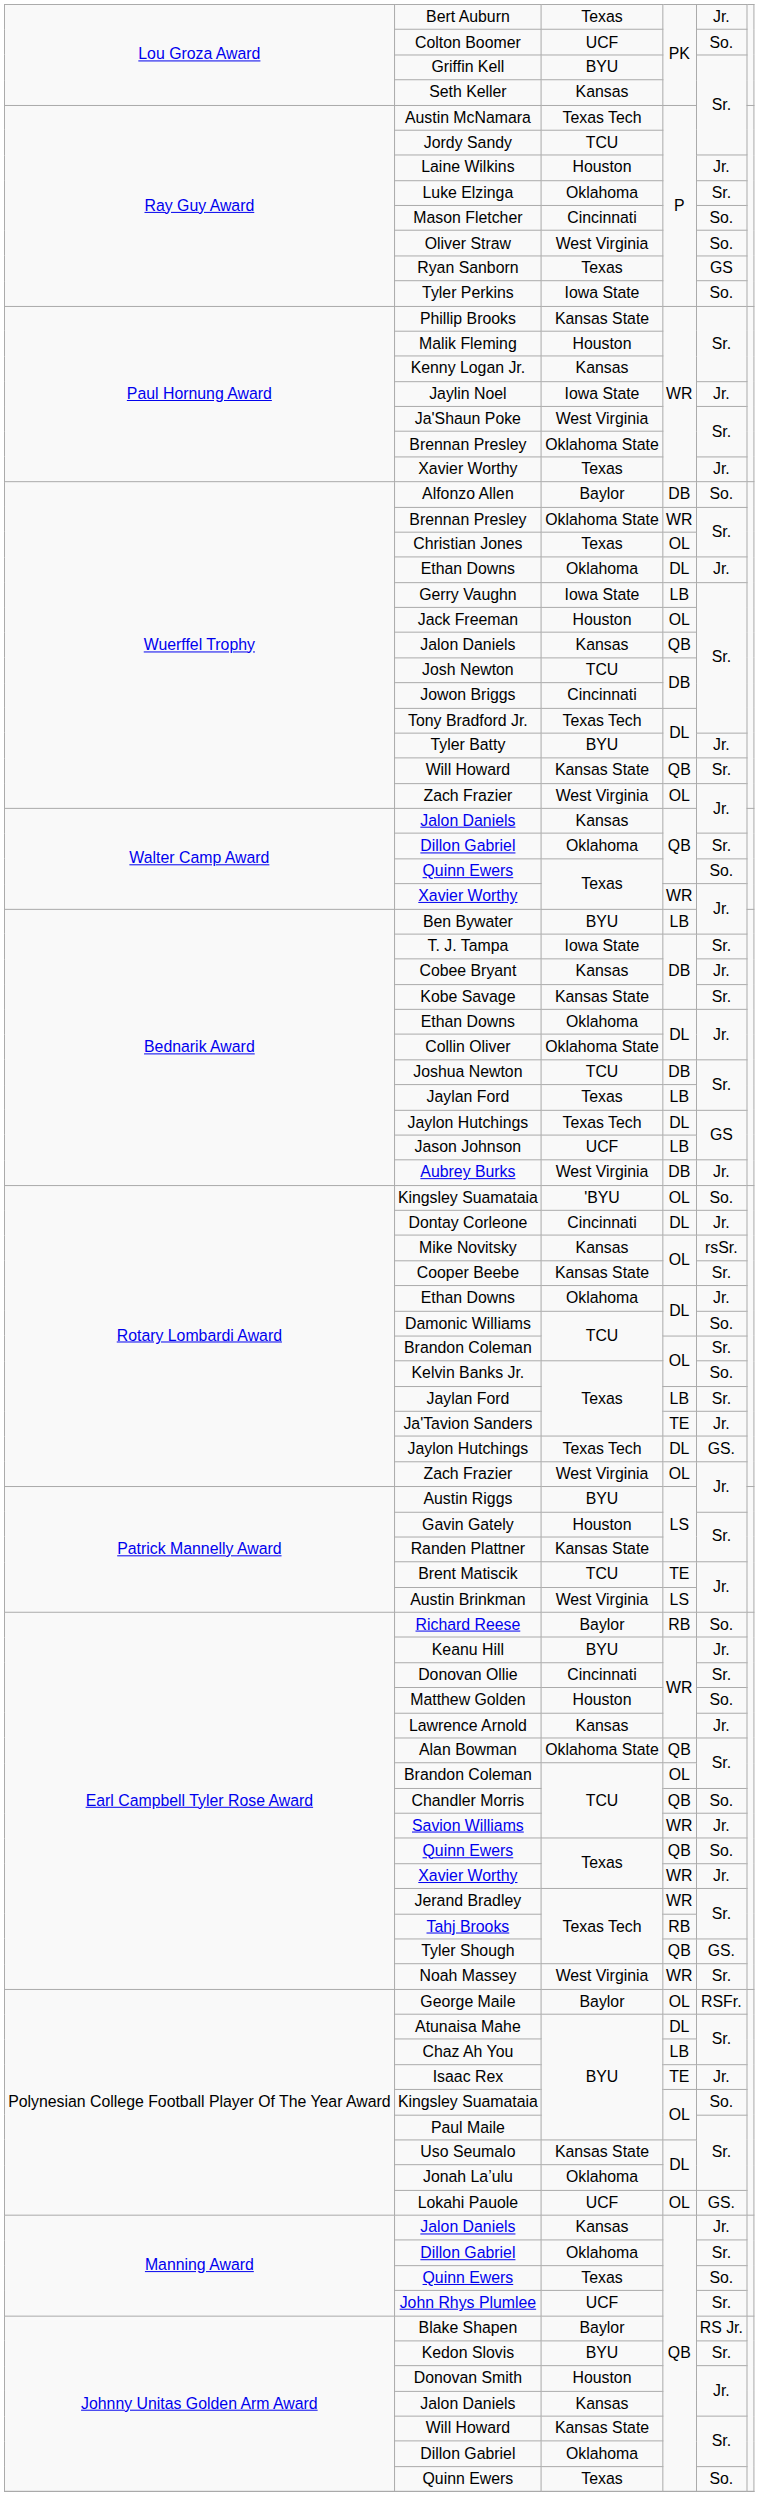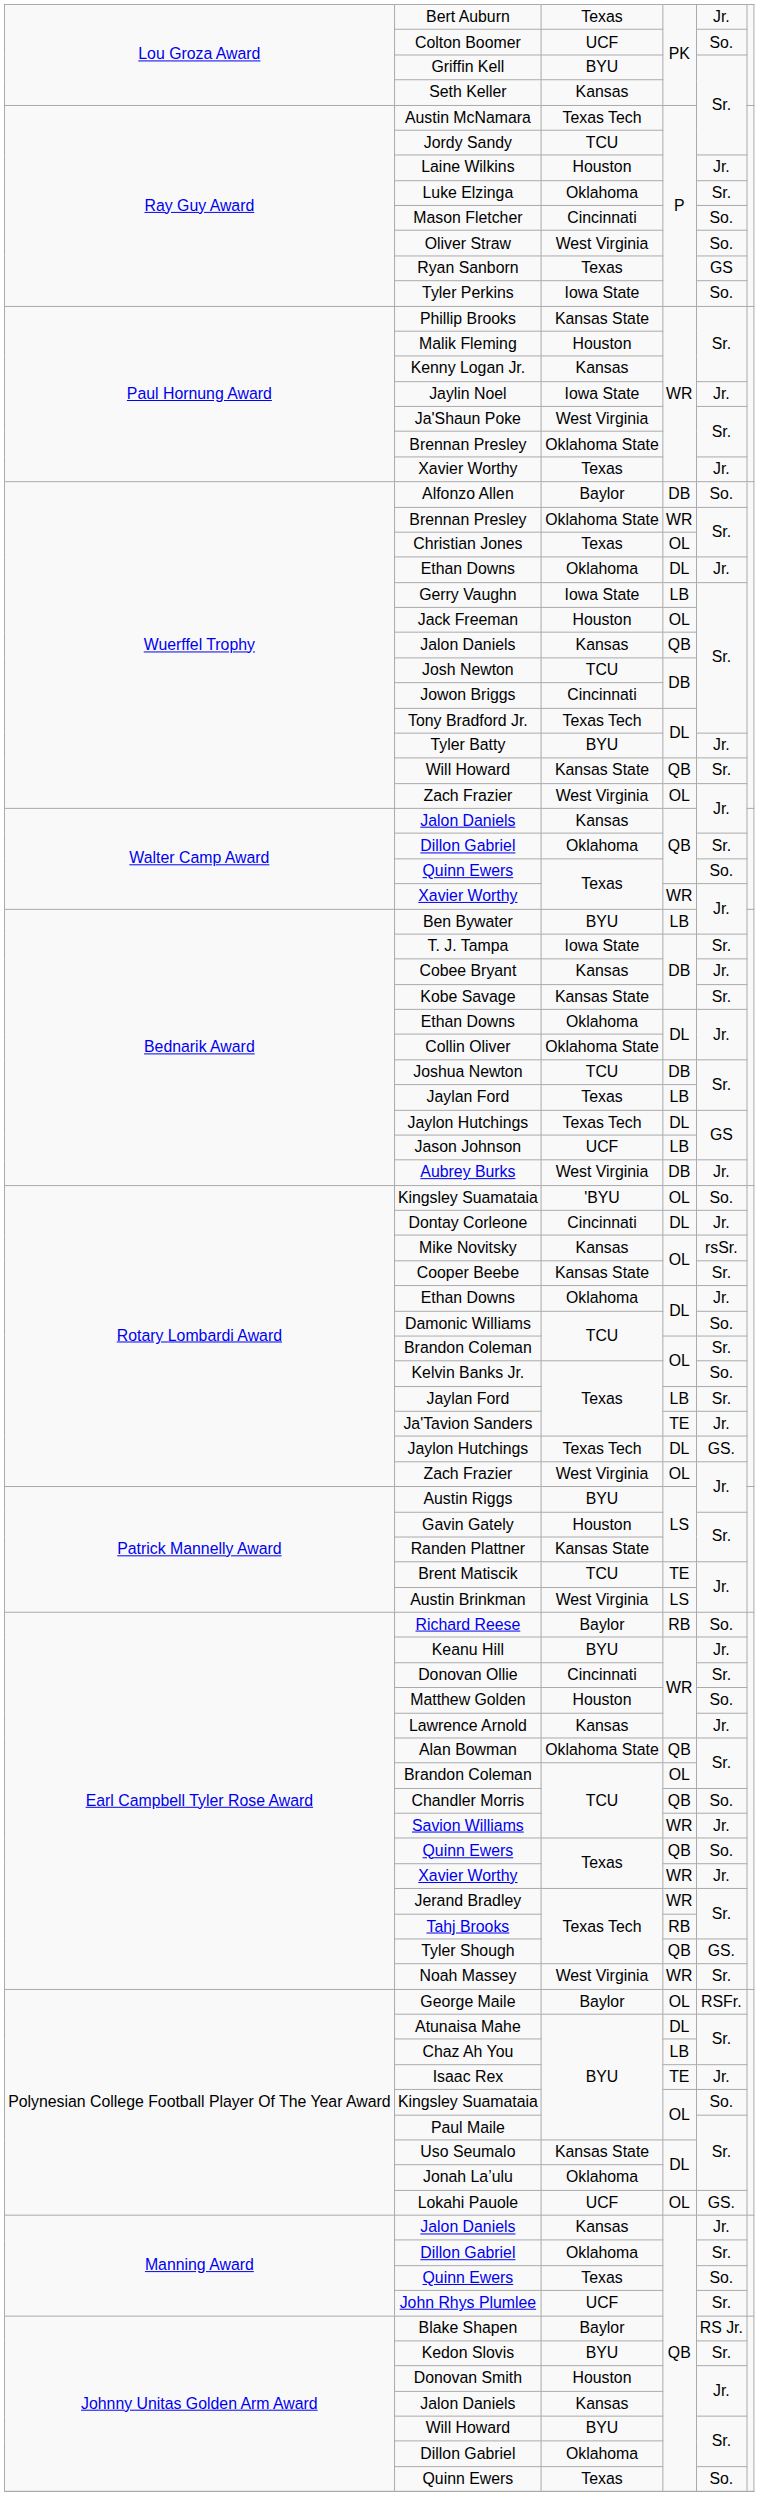(602, 2428) Kansas State -> (602, 2428) BYU
